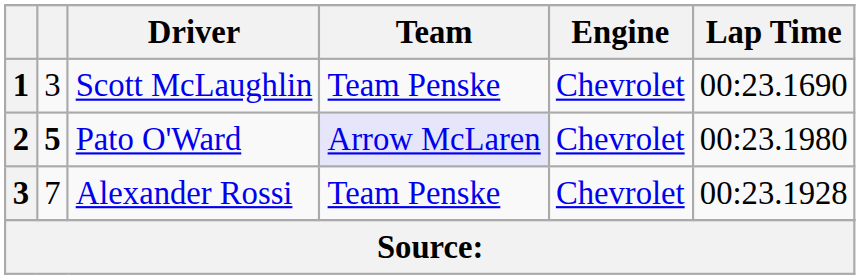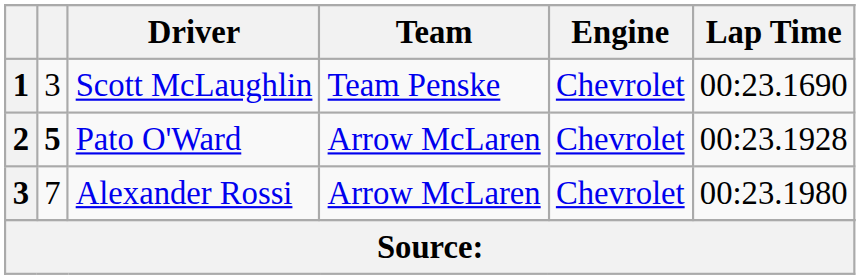(434, 139) lavender background -> (434, 139) no background
(774, 139) 00:23.1980 -> (774, 139) 00:23.1928
(414, 193) Team Penske -> (434, 193) Arrow McLaren
(774, 193) 00:23.1928 -> (774, 193) 00:23.1980
